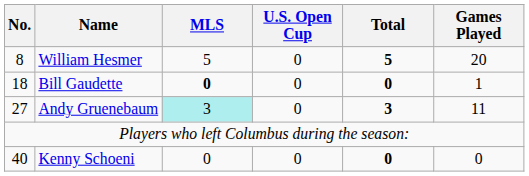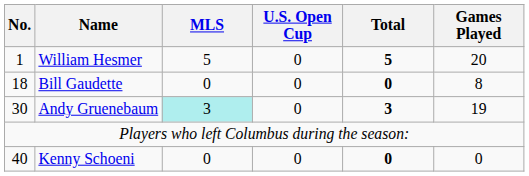(20, 59) 8 -> (20, 59) 1
(207, 84) bold -> (207, 84) normal
(479, 84) 1 -> (479, 84) 8
(20, 109) 27 -> (20, 109) 30
(479, 109) 11 -> (479, 109) 19
